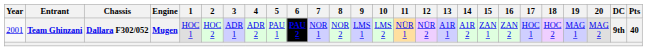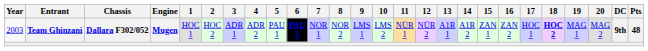(15, 29) 2001 -> (15, 29) 2003
(553, 29) normal -> (553, 29) bold
(635, 29) 40 -> (636, 29) 48
